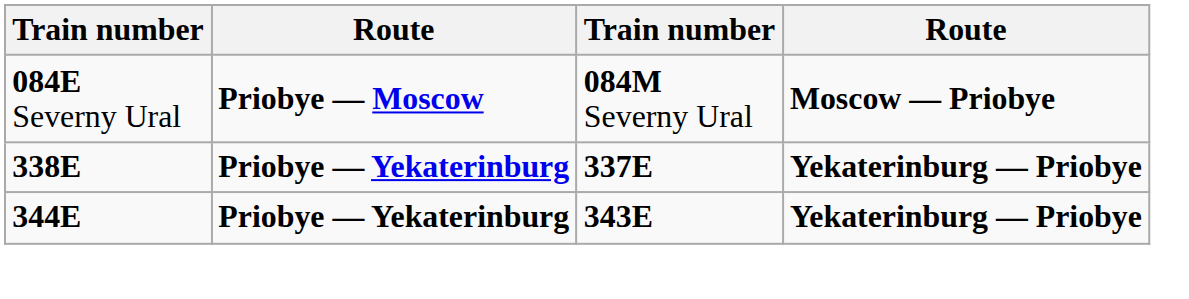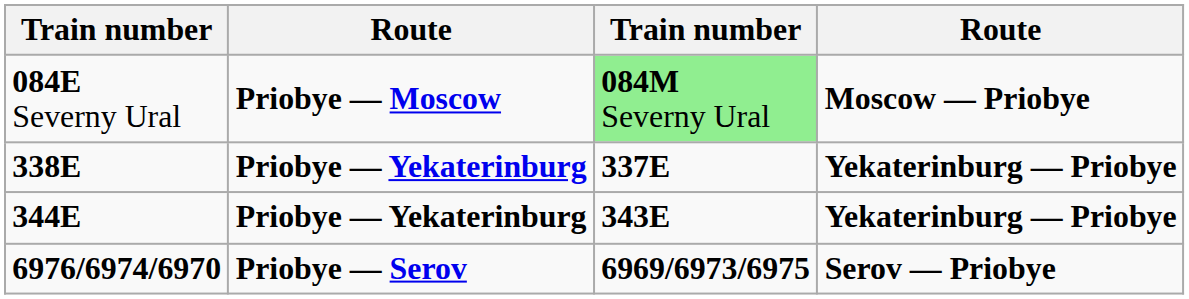(668, 98) no background -> (686, 98) lightgreen background
+ row: (117, 267)
